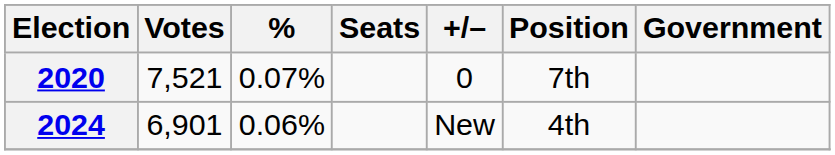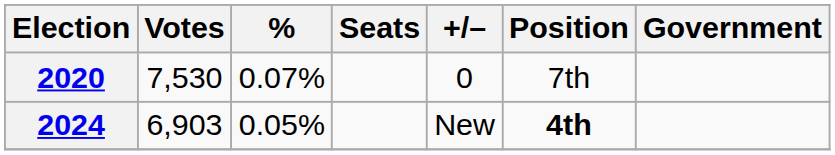(184, 76) 7,521 -> (184, 76) 7,530
(184, 125) 6,901 -> (184, 125) 6,903
(282, 125) 0.06% -> (282, 125) 0.05%
(569, 125) normal -> (569, 125) bold
